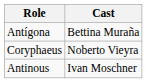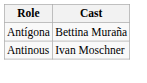- row: (35, 50)
